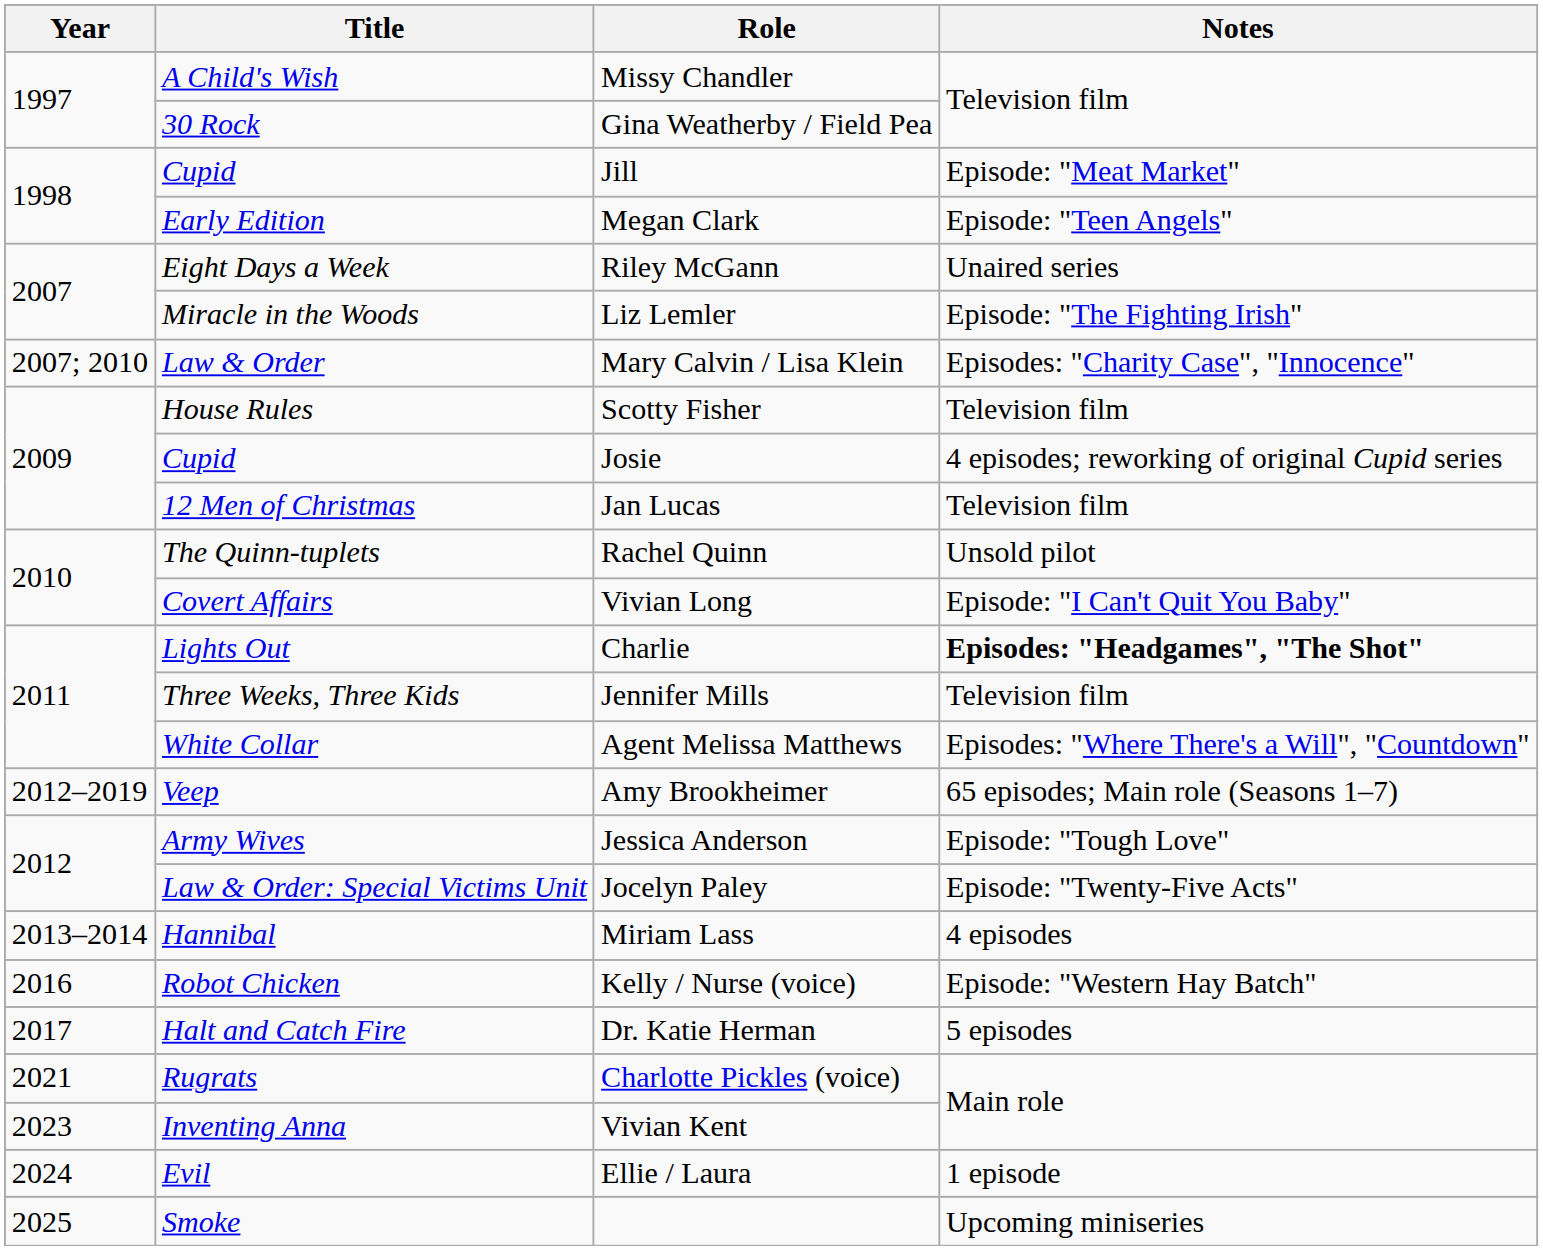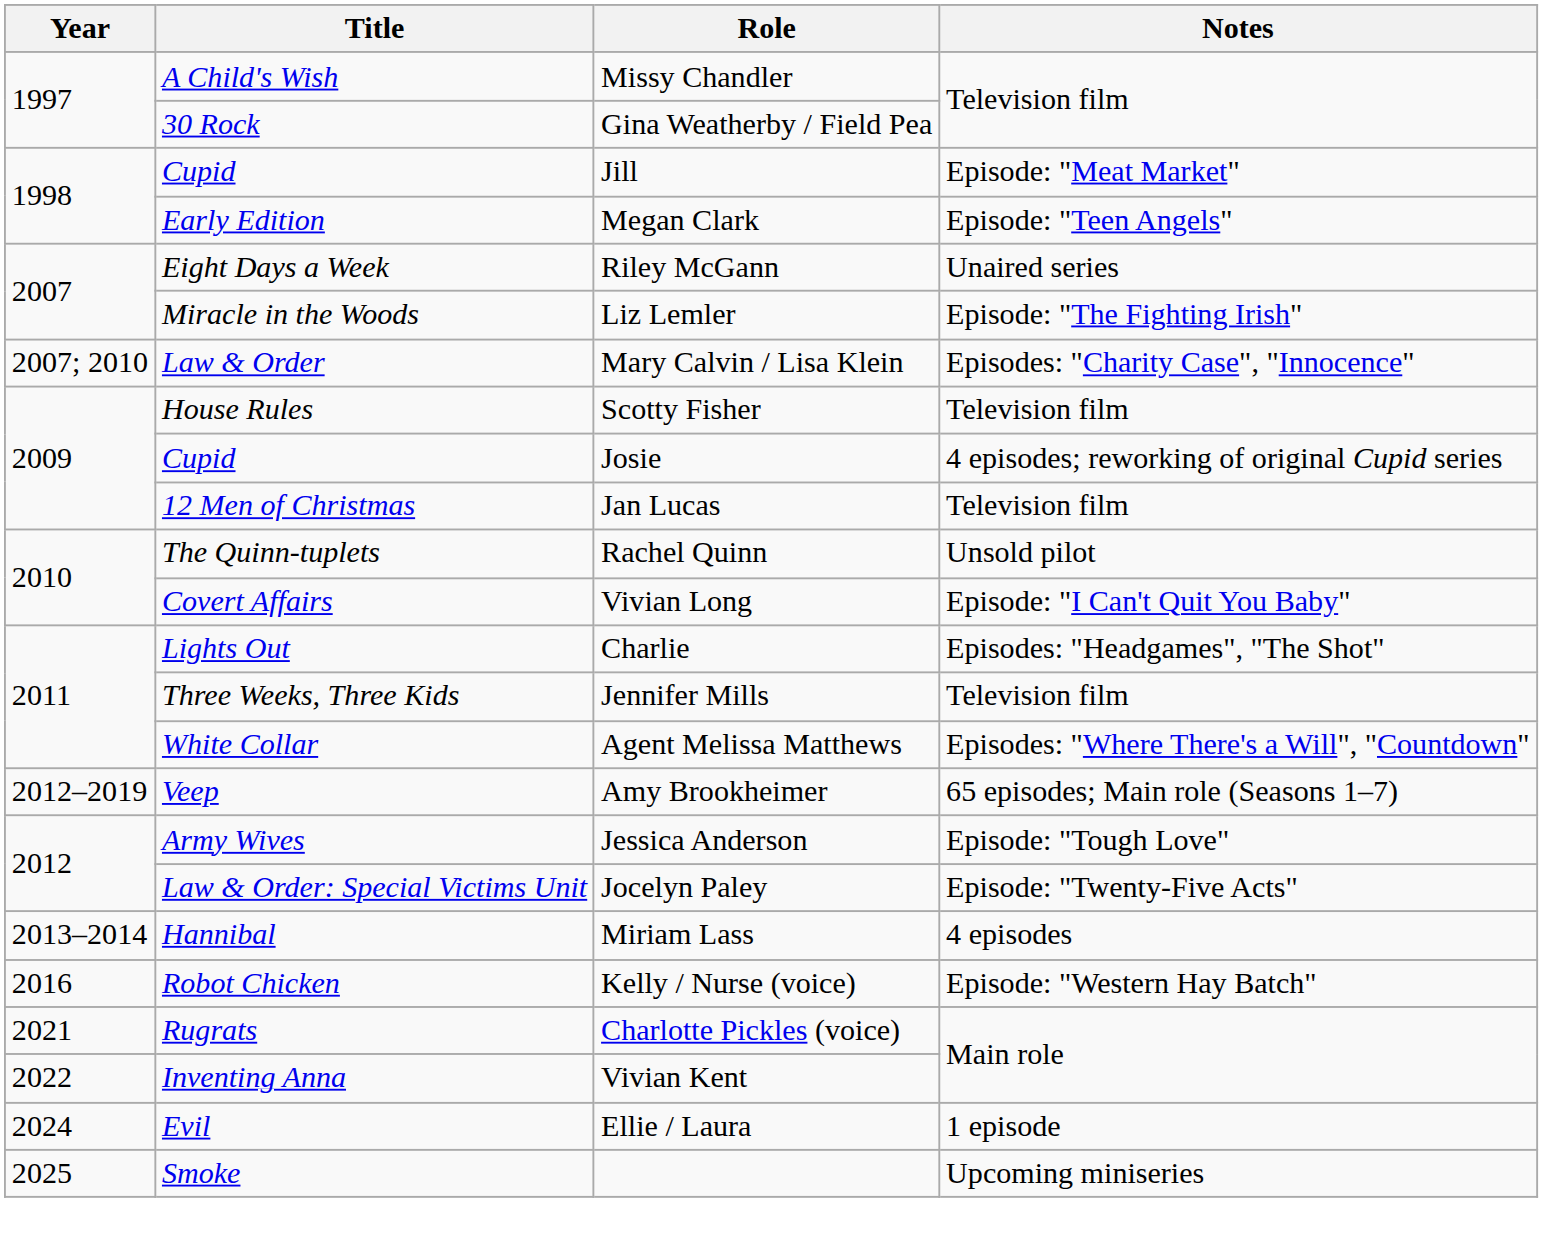(1185, 648) bold -> (1165, 648) normal
- row: (708, 1030)
(42, 1125) 2023 -> (42, 1077) 2022
